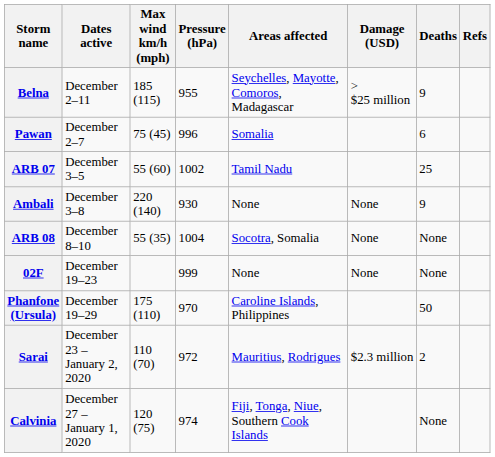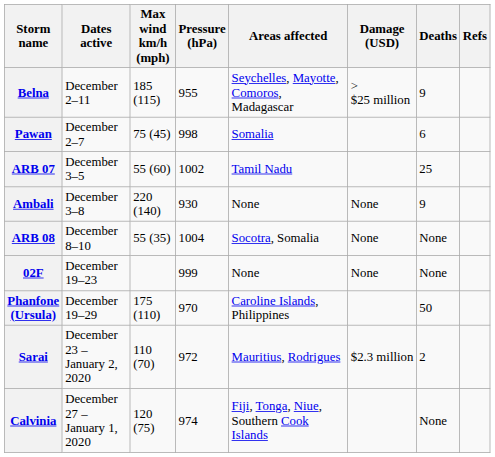(188, 134) 996 -> (188, 134) 998
